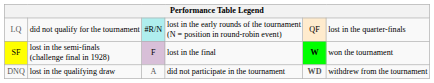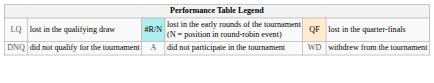(85, 30) did not qualify for the tournament -> (72, 30) lost in the qualifying draw
- row: (16, 53)
(72, 72) lost in the qualifying draw -> (85, 48) did not qualify for the tournament
(315, 72) bold -> (315, 48) normal
